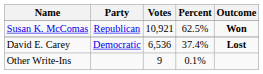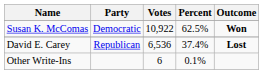(117, 28) Republican -> (117, 28) Democratic
(160, 28) 10,921 -> (160, 28) 10,922
(117, 45) Democratic -> (117, 45) Republican
(160, 61) 9 -> (160, 61) 6
